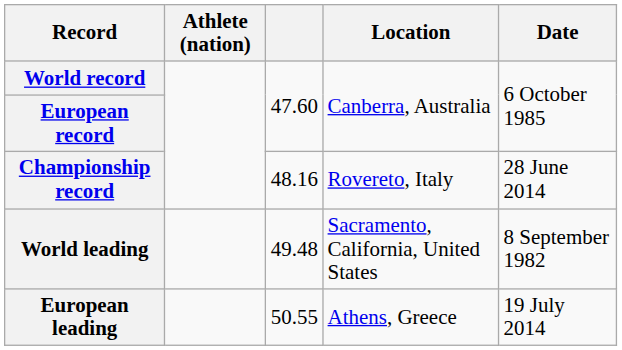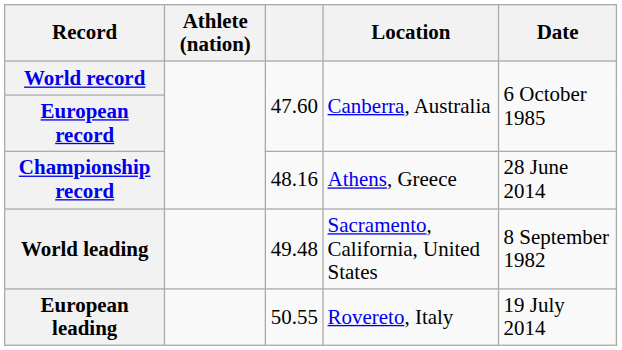(390, 179) Rovereto, Italy -> (392, 179) Athens, Greece
(392, 317) Athens, Greece -> (390, 317) Rovereto, Italy
